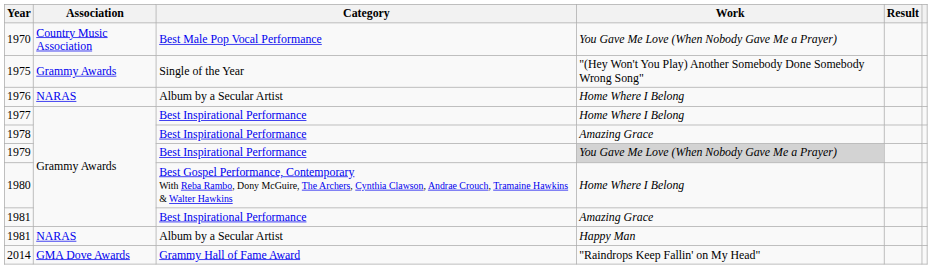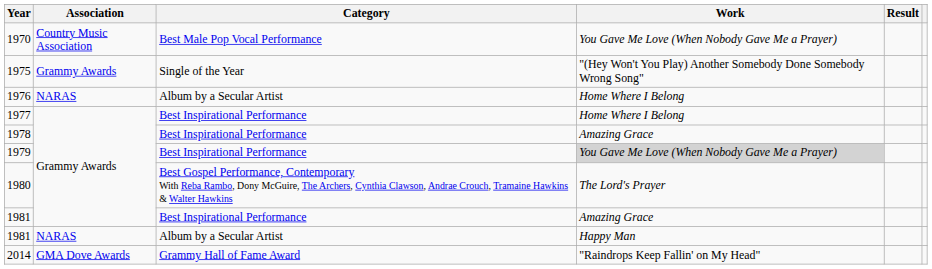(632, 185) Home Where I Belong -> (622, 185) The Lord's Prayer
